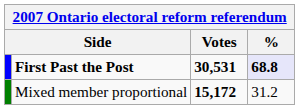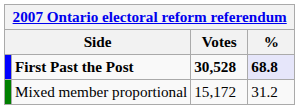(215, 67) 30,531 -> (215, 67) 30,528
(215, 92) bold -> (215, 92) normal
